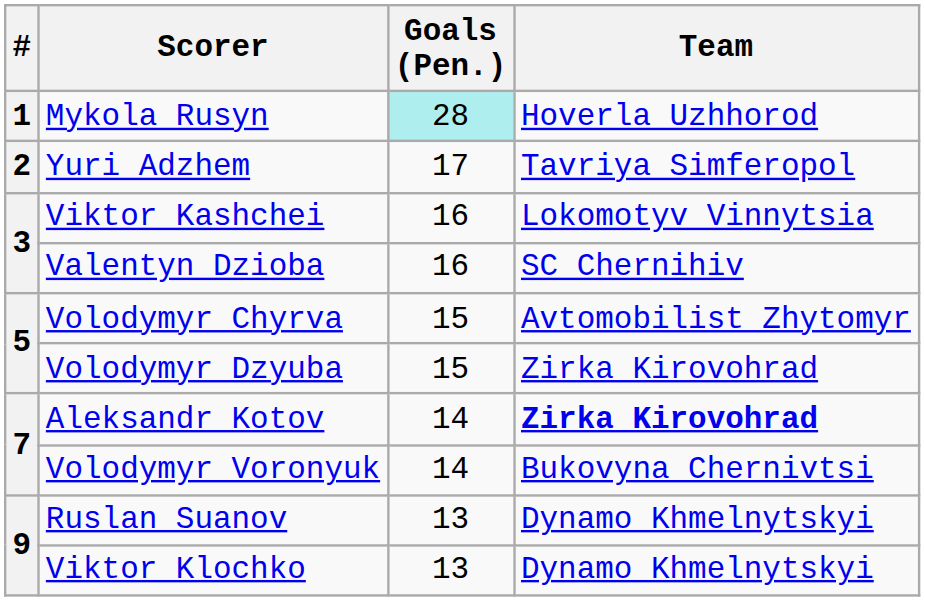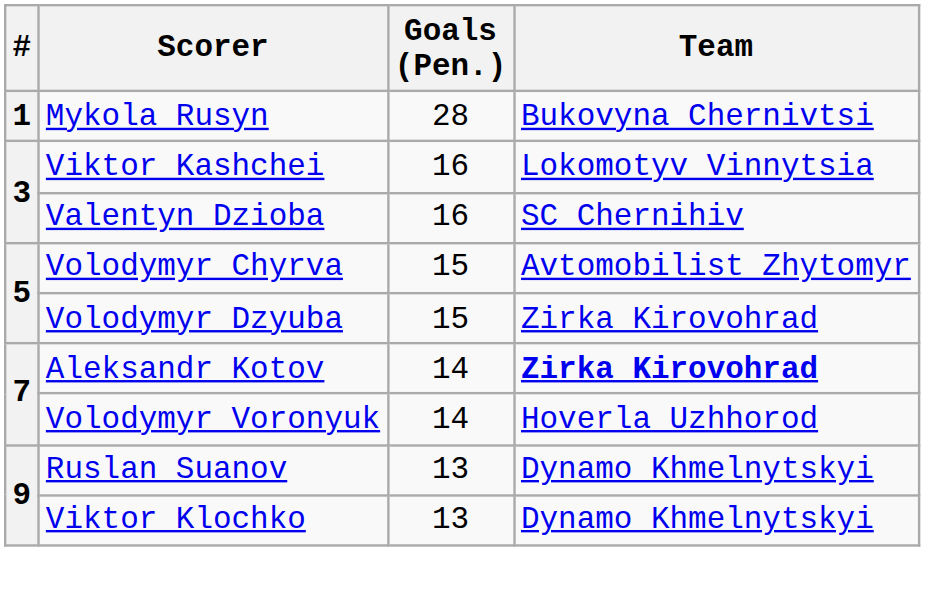(451, 117) paleturquoise background -> (451, 117) no background
(670, 117) Hoverla Uzhhorod -> (697, 117) Bukovyna Chernivtsi
- row: (148, 167)
(697, 470) Bukovyna Chernivtsi -> (670, 419) Hoverla Uzhhorod
